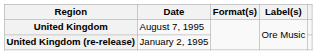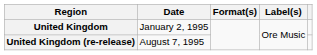(172, 27) August 7, 1995 -> (174, 27) January 2, 1995
(174, 42) January 2, 1995 -> (172, 42) August 7, 1995
